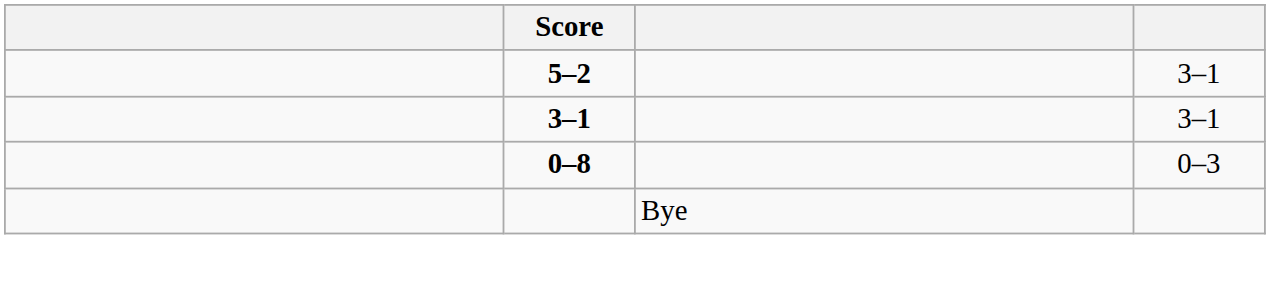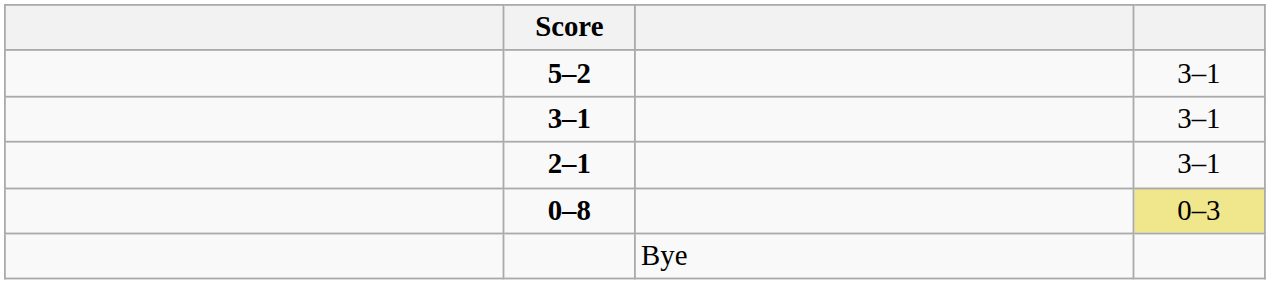+ row: (569, 164)
(1199, 164) no background -> (1199, 210) khaki background
